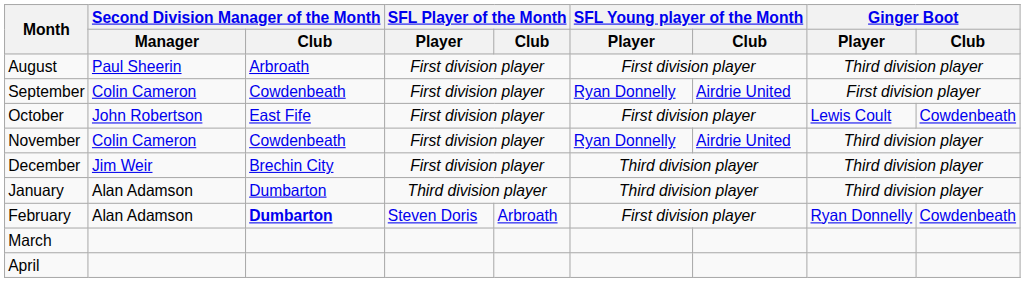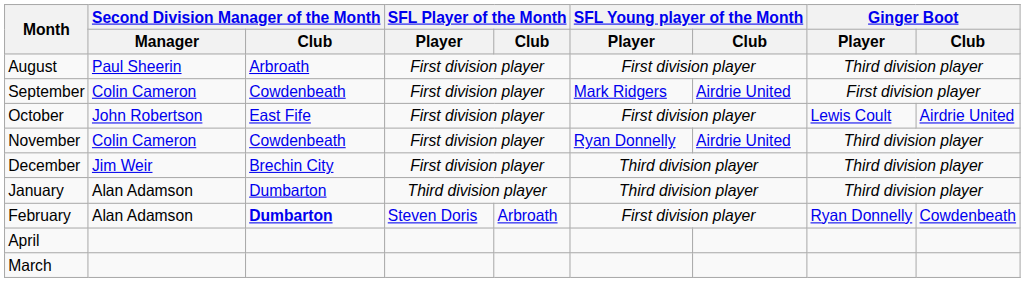(625, 91) Ryan Donnelly -> (620, 91) Mark Ridgers
(968, 116) Cowdenbeath -> (967, 116) Airdrie United
rows swapped: (30, 240) <-> (24, 265)
